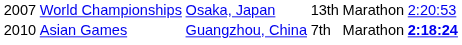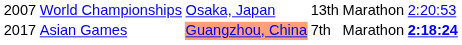(20, 30) 2010 -> (20, 30) 2017
(246, 30) no background -> (246, 30) lightsalmon background
